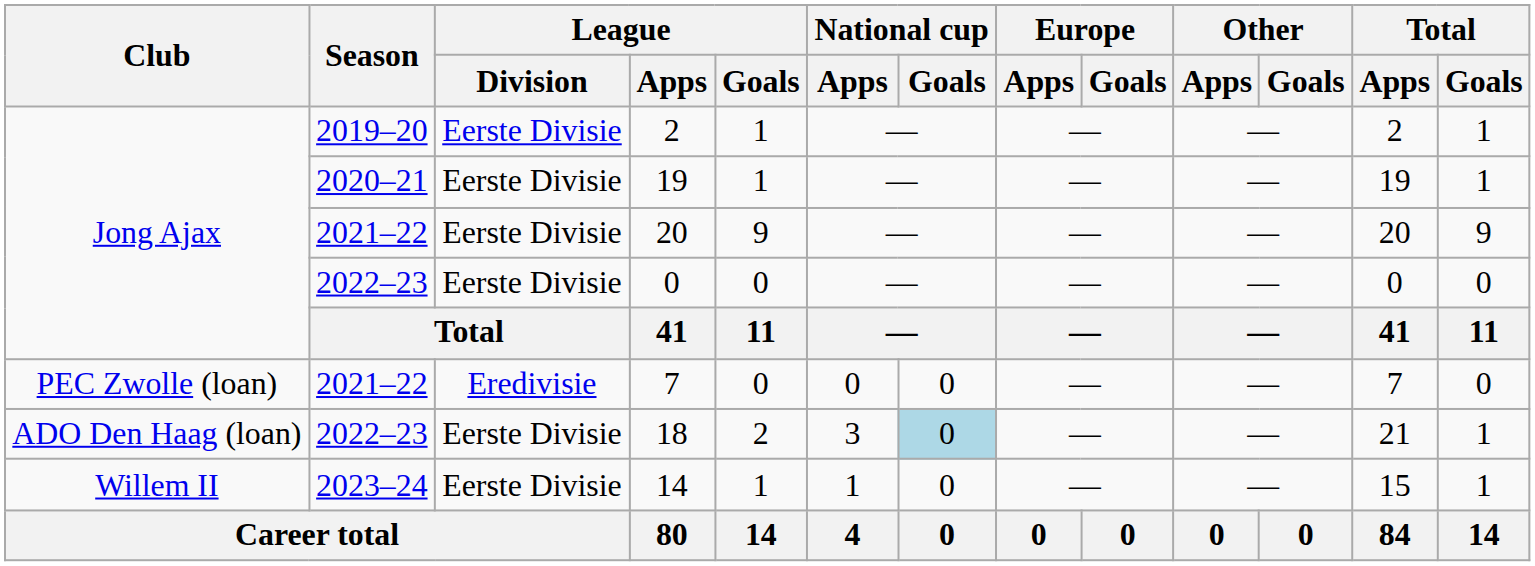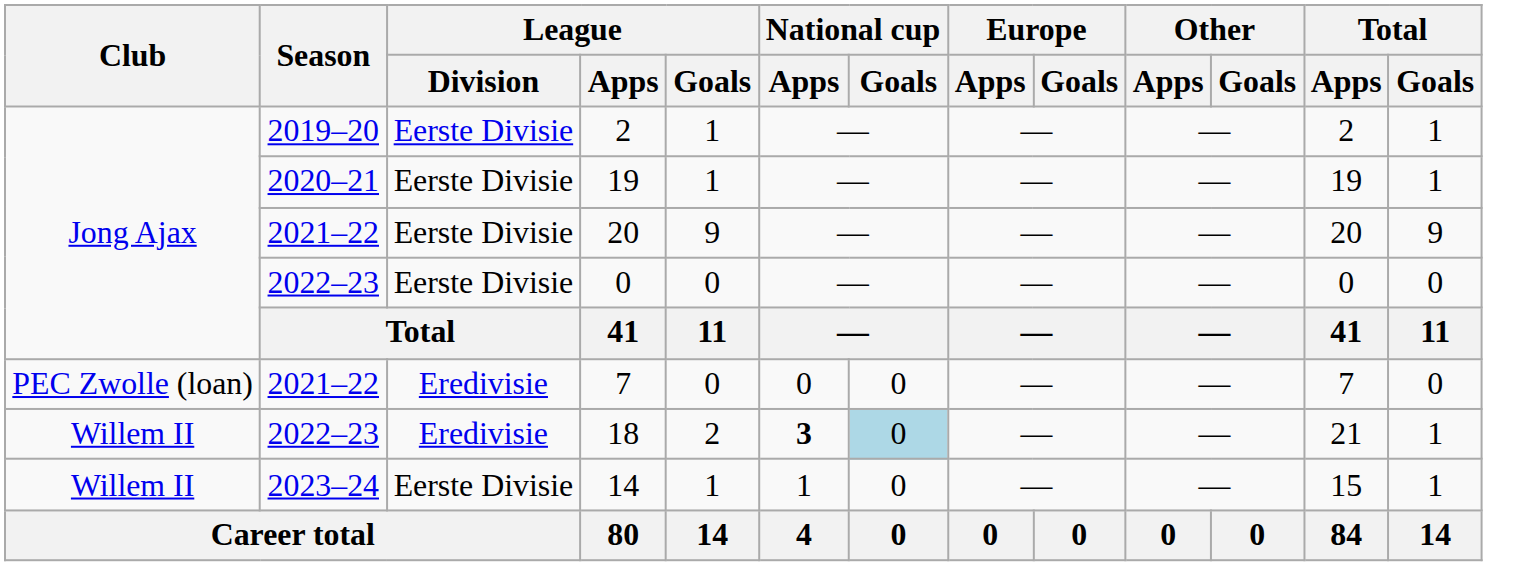(157, 433) ADO Den Haag (loan) -> (133, 433) Willem II
(532, 433) Eerste Divisie -> (483, 433) Eredivisie
(852, 433) normal -> (804, 433) bold
